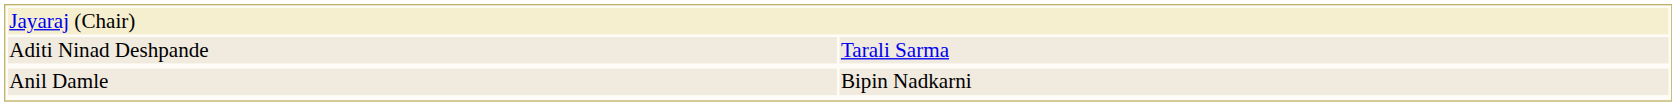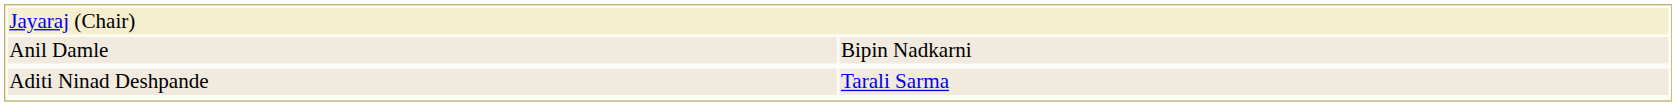rows swapped: (109, 50) <-> (59, 81)
